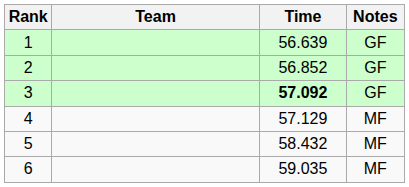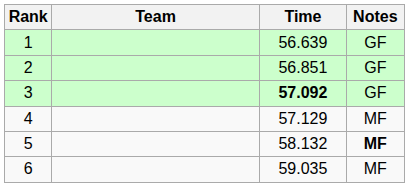(303, 67) 56.852 -> (303, 67) 56.851
(303, 144) 58.432 -> (303, 144) 58.132
(375, 144) normal -> (375, 144) bold
